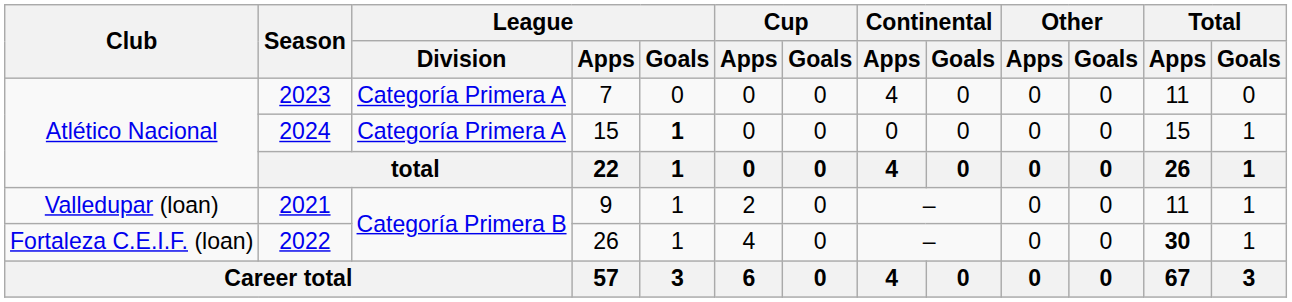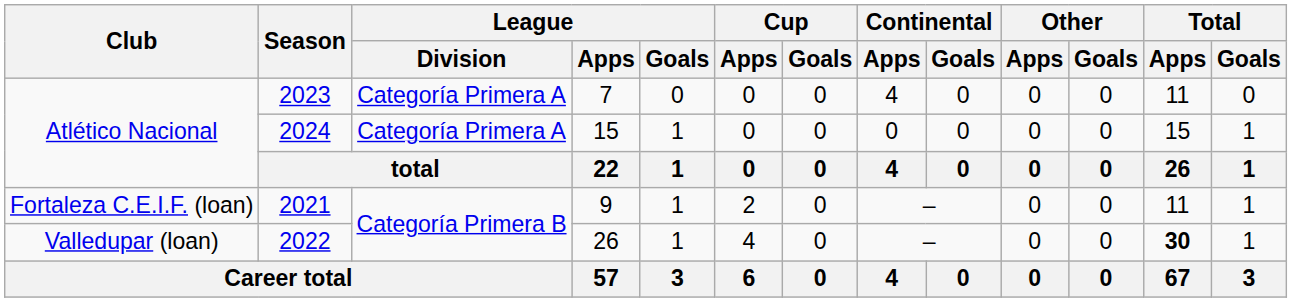(677, 132) bold -> (677, 132) normal
(132, 205) Valledupar (loan) -> (132, 205) Fortaleza C.E.I.F. (loan)
(132, 242) Fortaleza C.E.I.F. (loan) -> (132, 242) Valledupar (loan)
